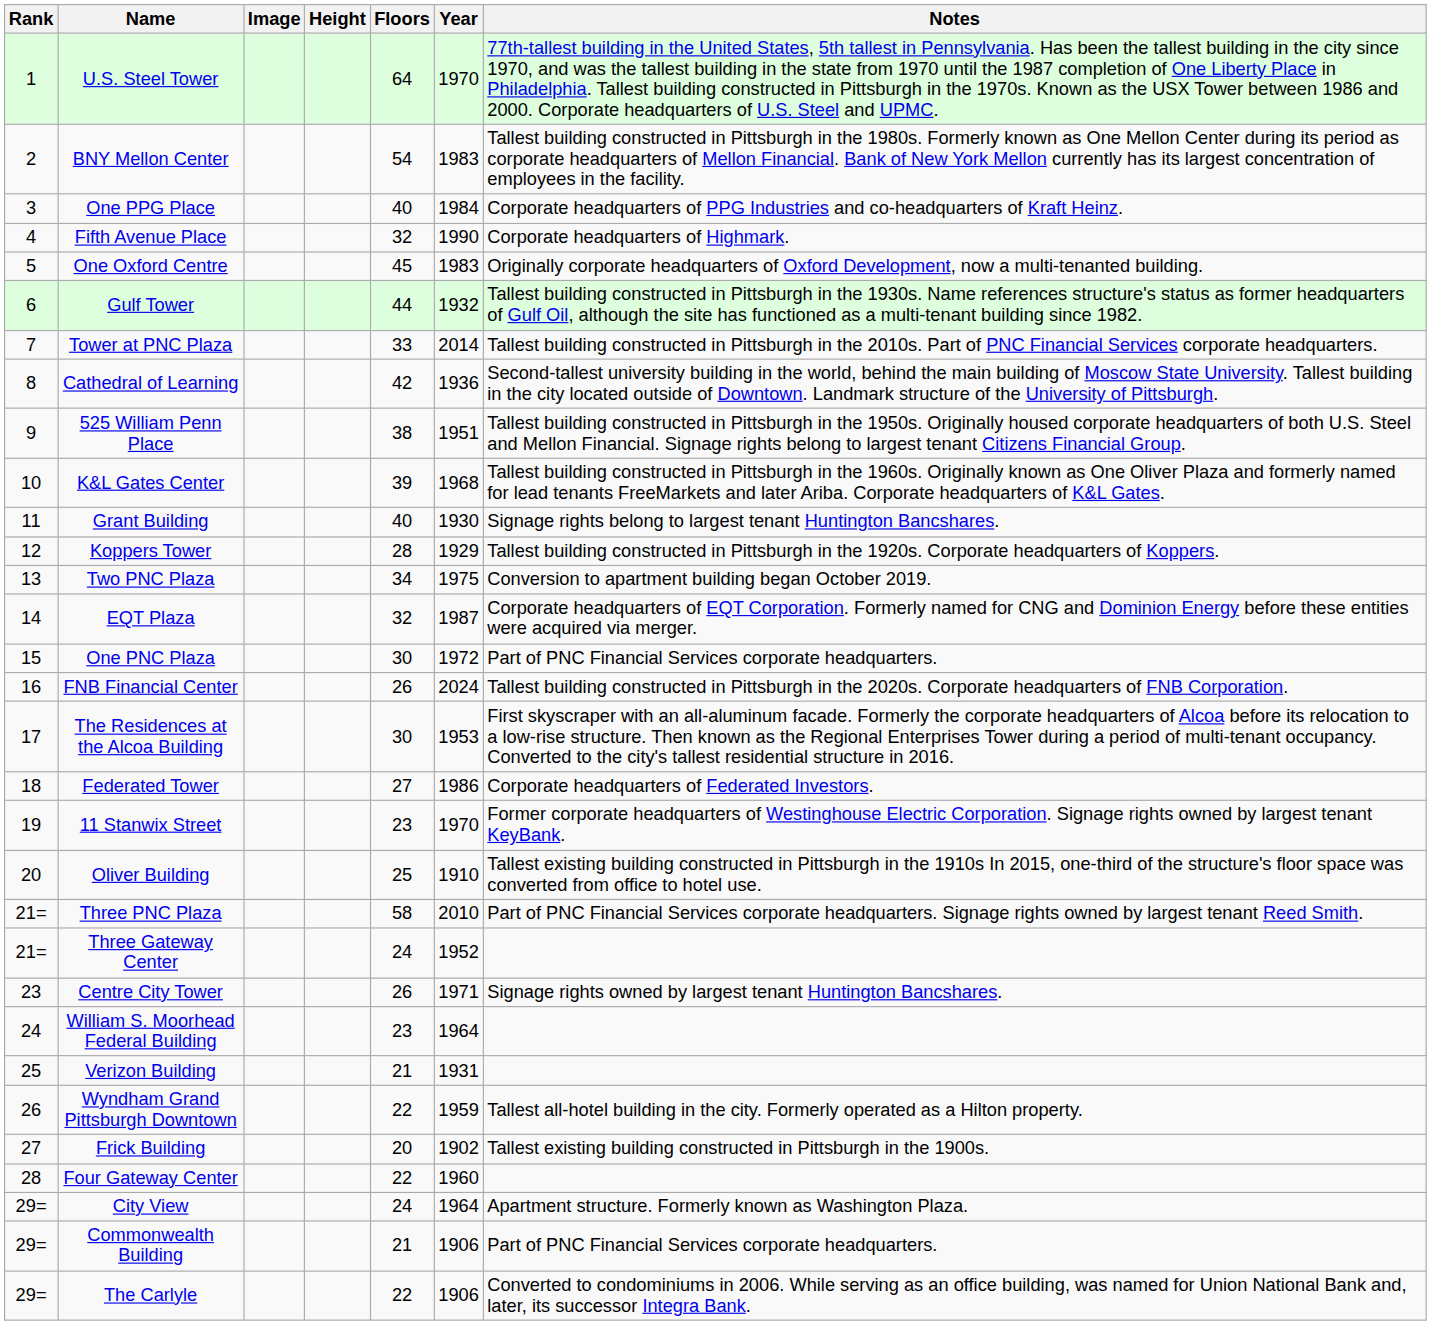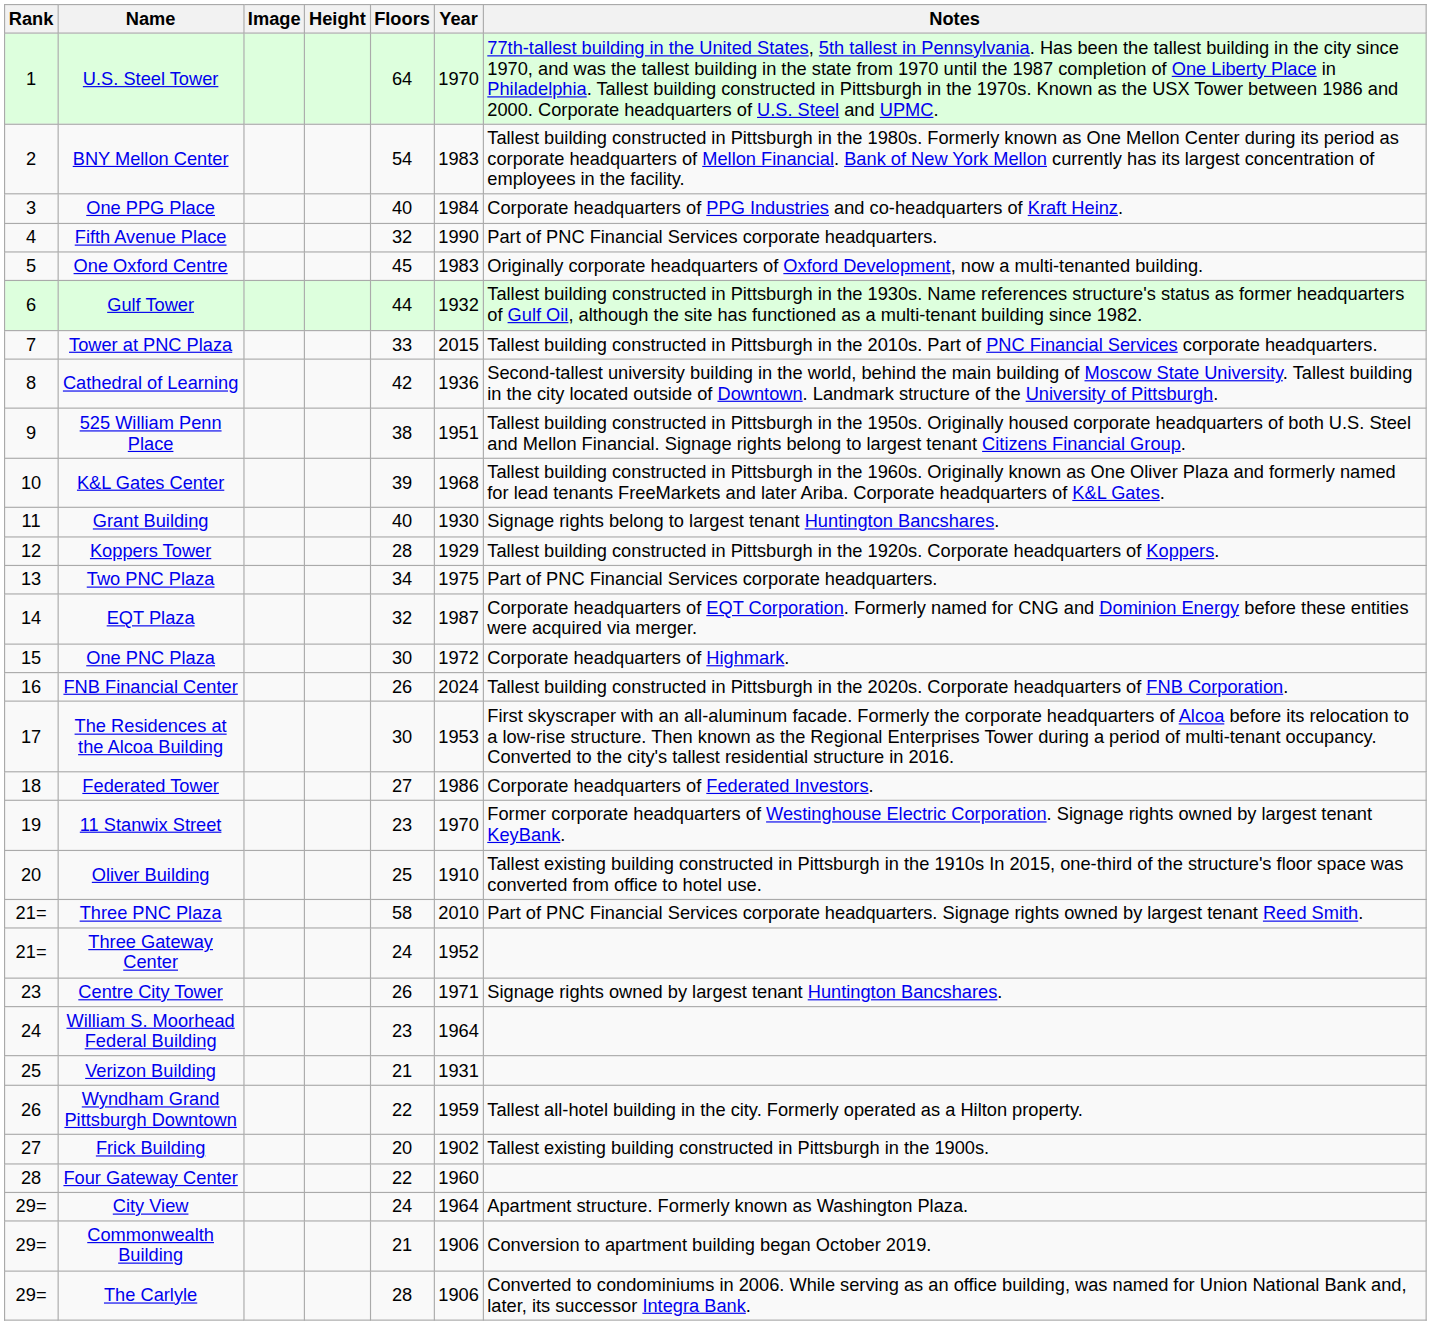(638, 237) Corporate headquarters of Highmark. -> (712, 237) Part of PNC Financial Services corporate headquarters.
(459, 344) 2014 -> (459, 344) 2015
(709, 579) Conversion to apartment building began October 2019. -> (712, 579) Part of PNC Financial Services corporate headquarters.
(712, 658) Part of PNC Financial Services corporate headquarters. -> (638, 658) Corporate headquarters of Highmark.
(712, 1245) Part of PNC Financial Services corporate headquarters. -> (709, 1245) Conversion to apartment building began October 2019.
(402, 1295) 22 -> (402, 1295) 28
